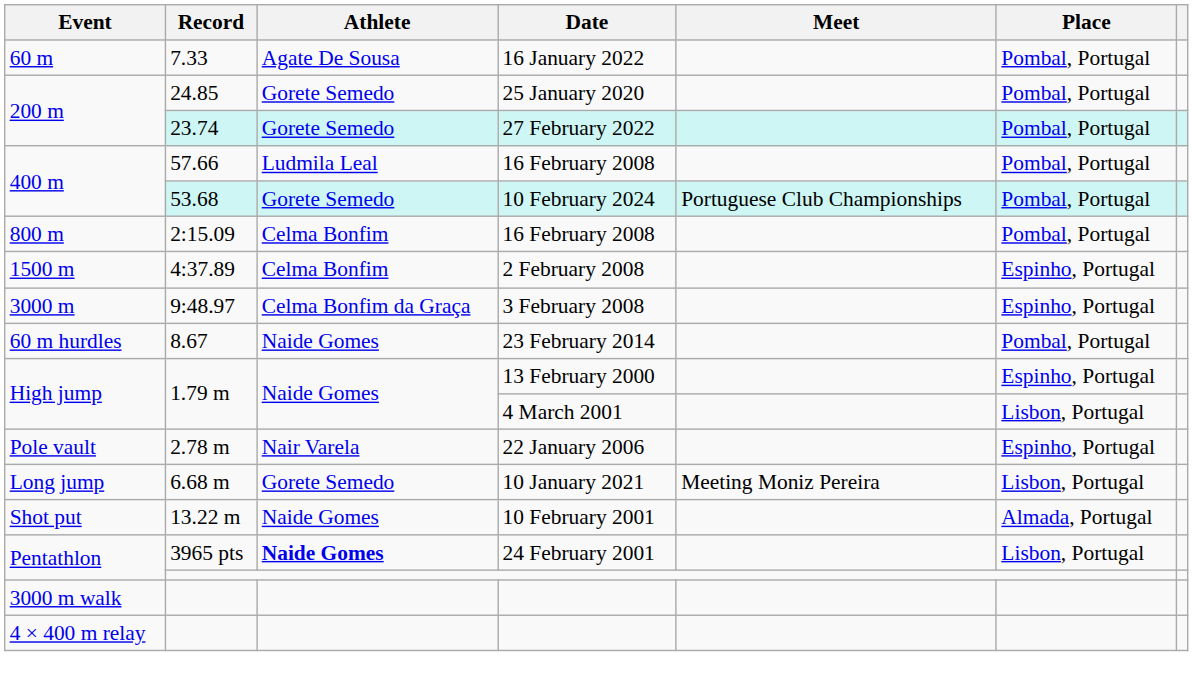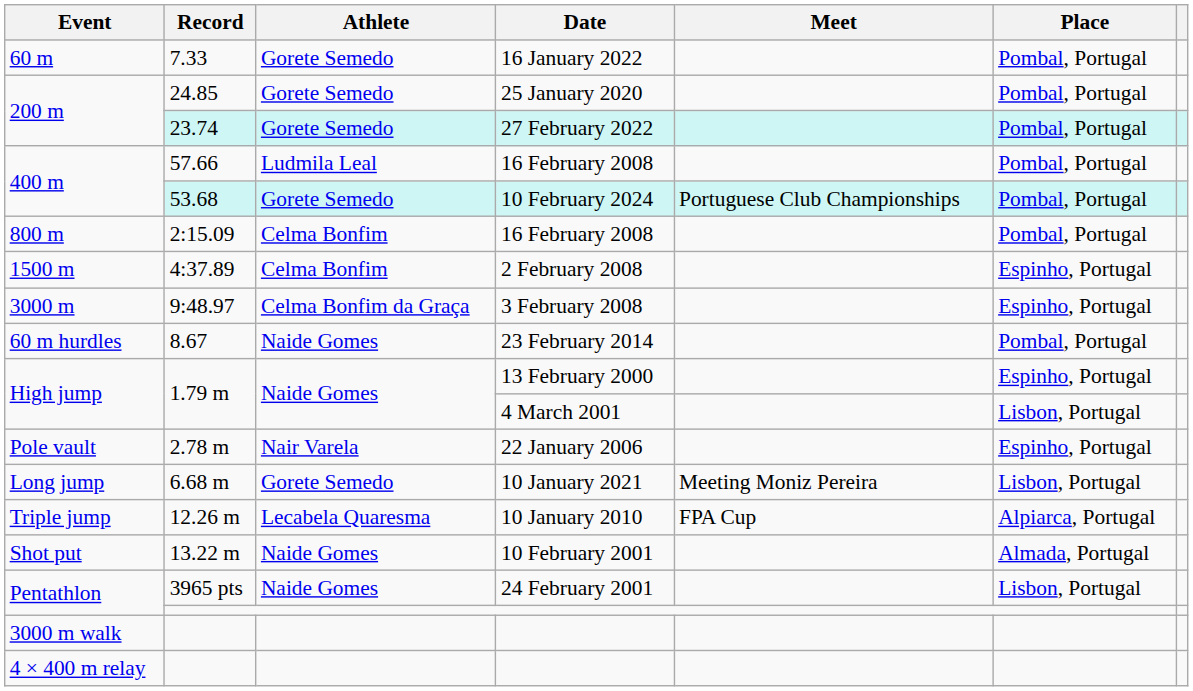(331, 57) Agate De Sousa -> (327, 57) Gorete Semedo
+ row: (60, 517)
(323, 552) bold -> (319, 587) normal
